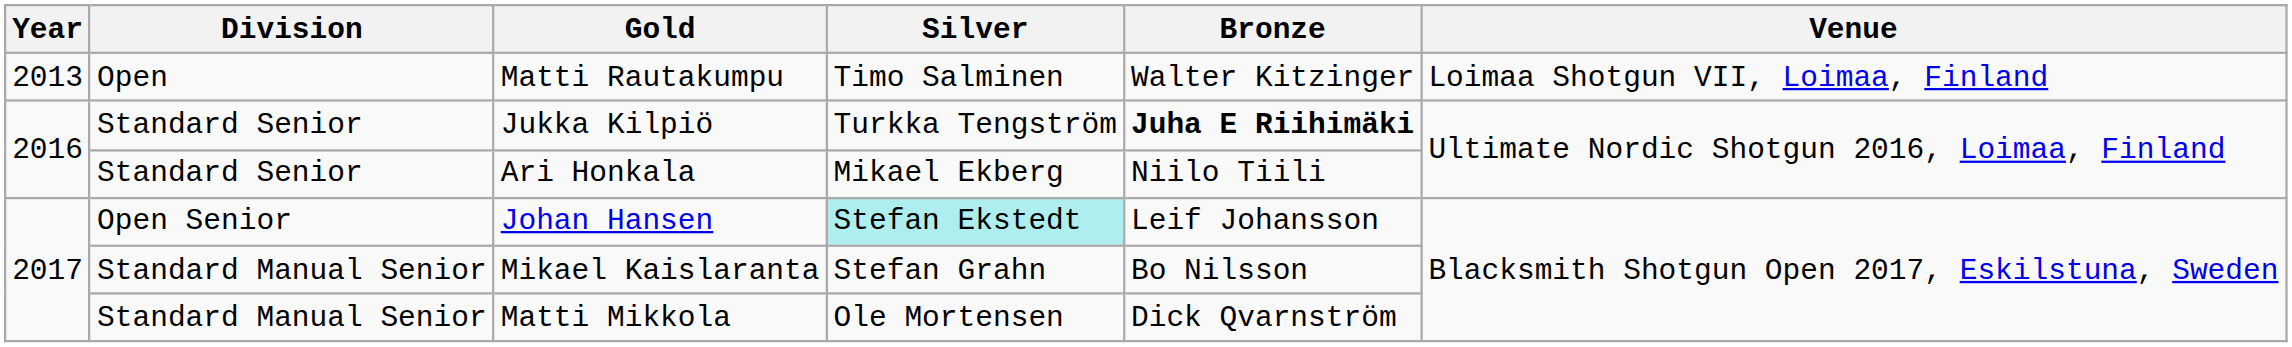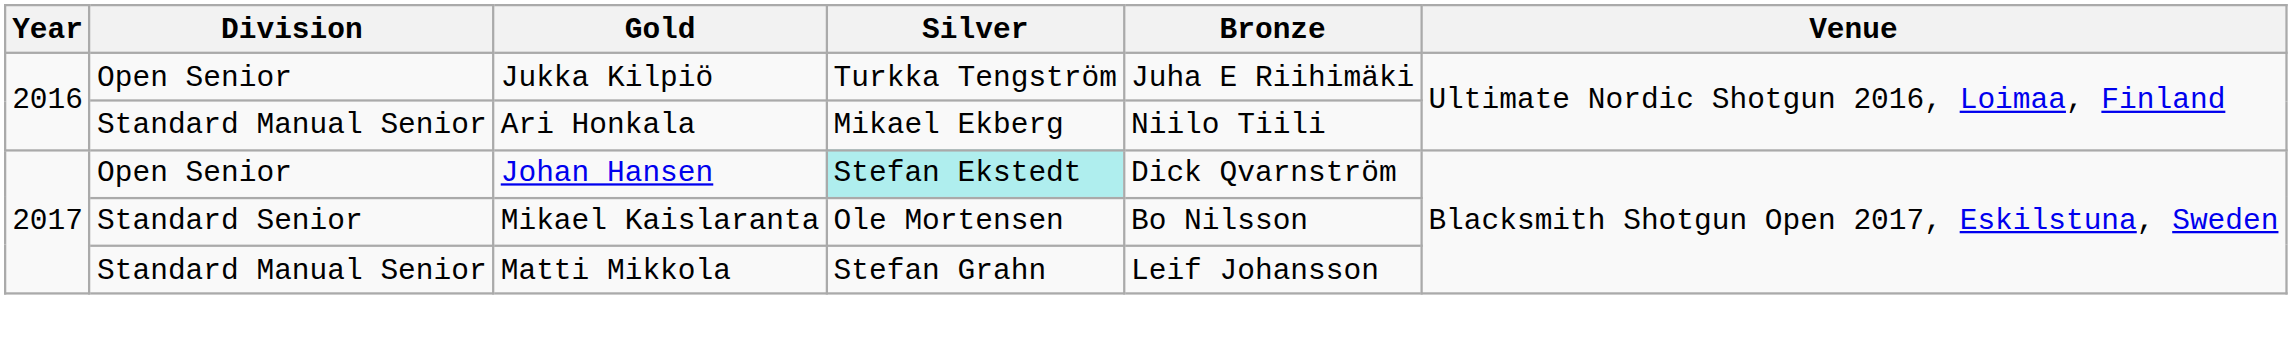- row: (642, 77)
(230, 125) Standard Senior -> (194, 77) Open Senior
(1273, 125) bold -> (1273, 77) normal
(230, 173) Standard Senior -> (292, 125) Standard Manual Senior
(1255, 222) Leif Johansson -> (1264, 173) Dick Qvarnström
(292, 270) Standard Manual Senior -> (230, 222) Standard Senior
(940, 270) Stefan Grahn -> (949, 222) Ole Mortensen
(949, 318) Ole Mortensen -> (940, 270) Stefan Grahn
(1264, 318) Dick Qvarnström -> (1255, 270) Leif Johansson
